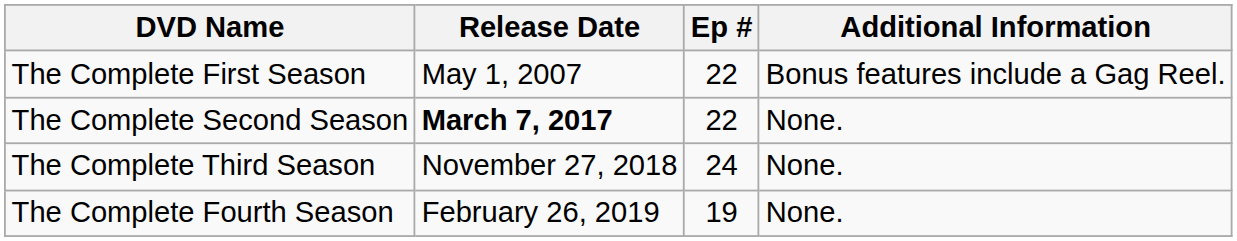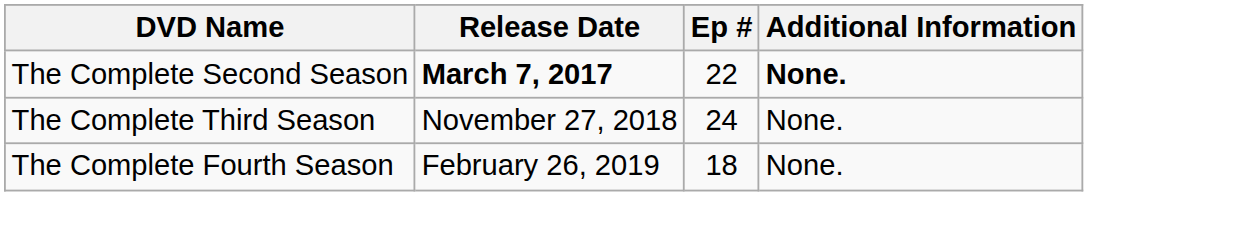- row: (189, 73)
(805, 119) normal -> (806, 73) bold
(722, 212) 19 -> (722, 166) 18
